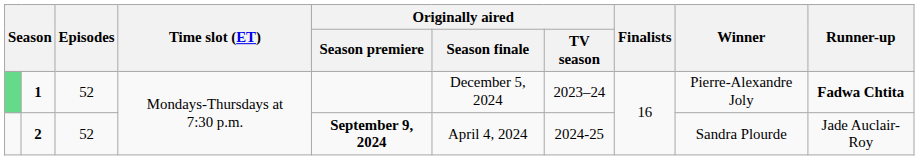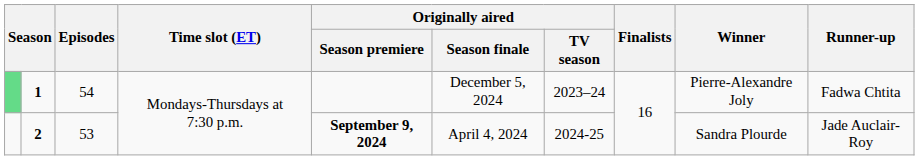(87, 92) 52 -> (87, 92) 54
(861, 92) bold -> (861, 92) normal
(87, 134) 52 -> (87, 134) 53
